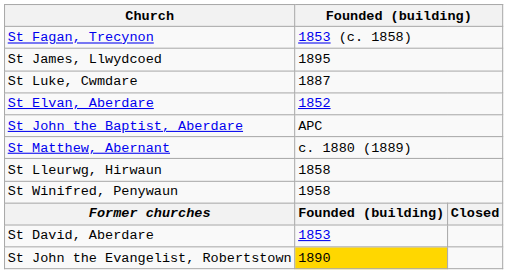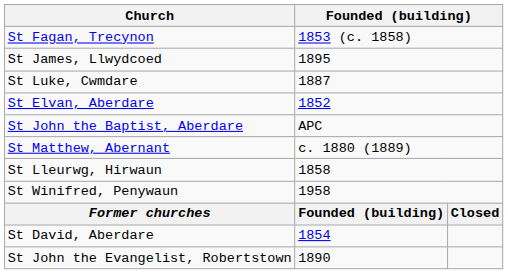(314, 236) 1853 -> (314, 236) 1854
(314, 258) gold background -> (314, 258) no background
